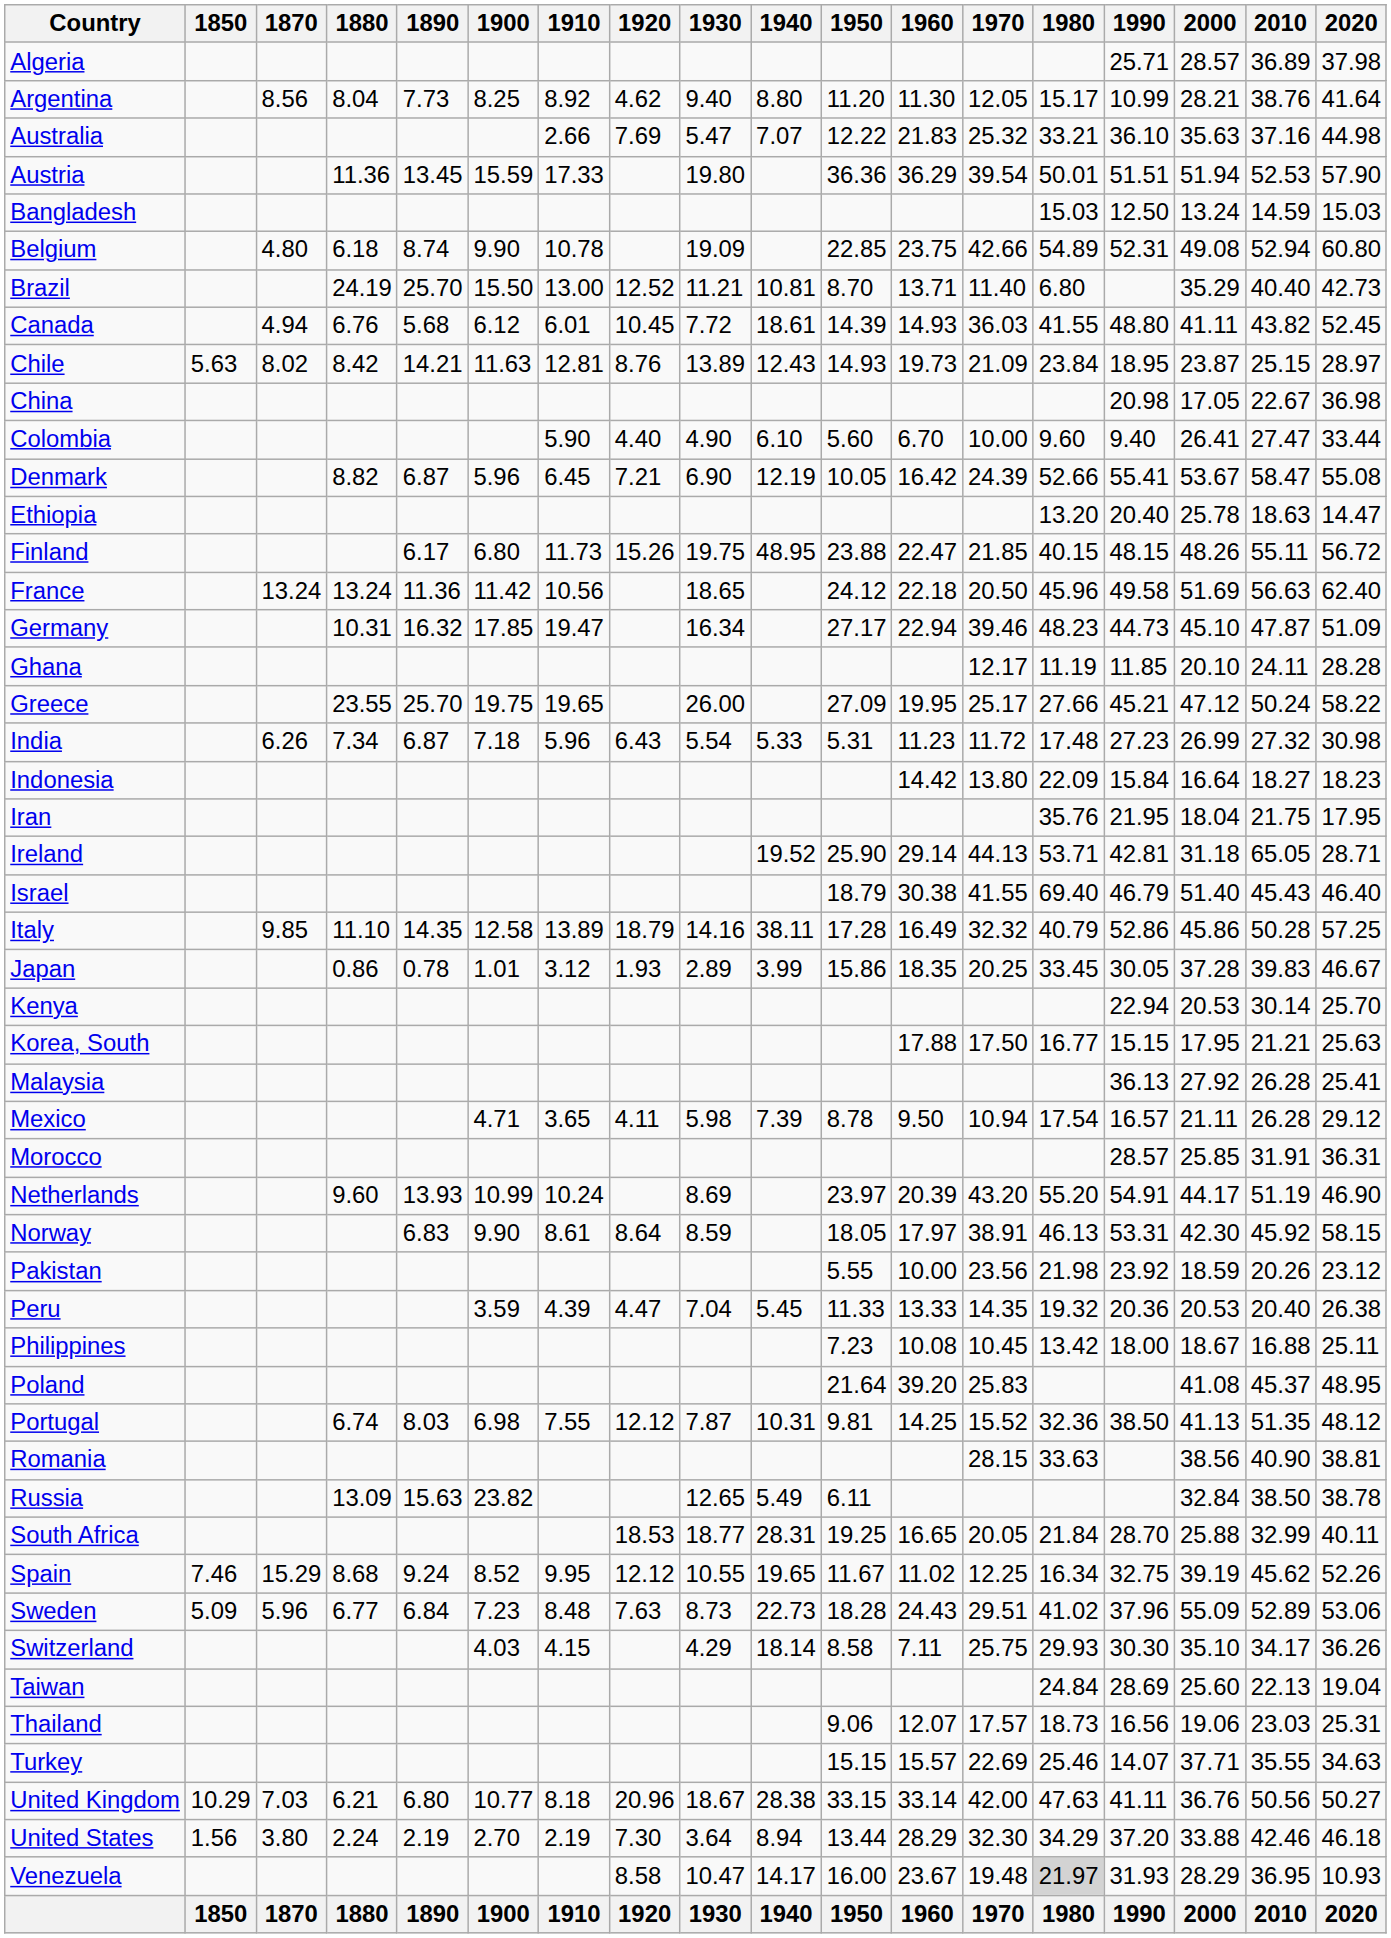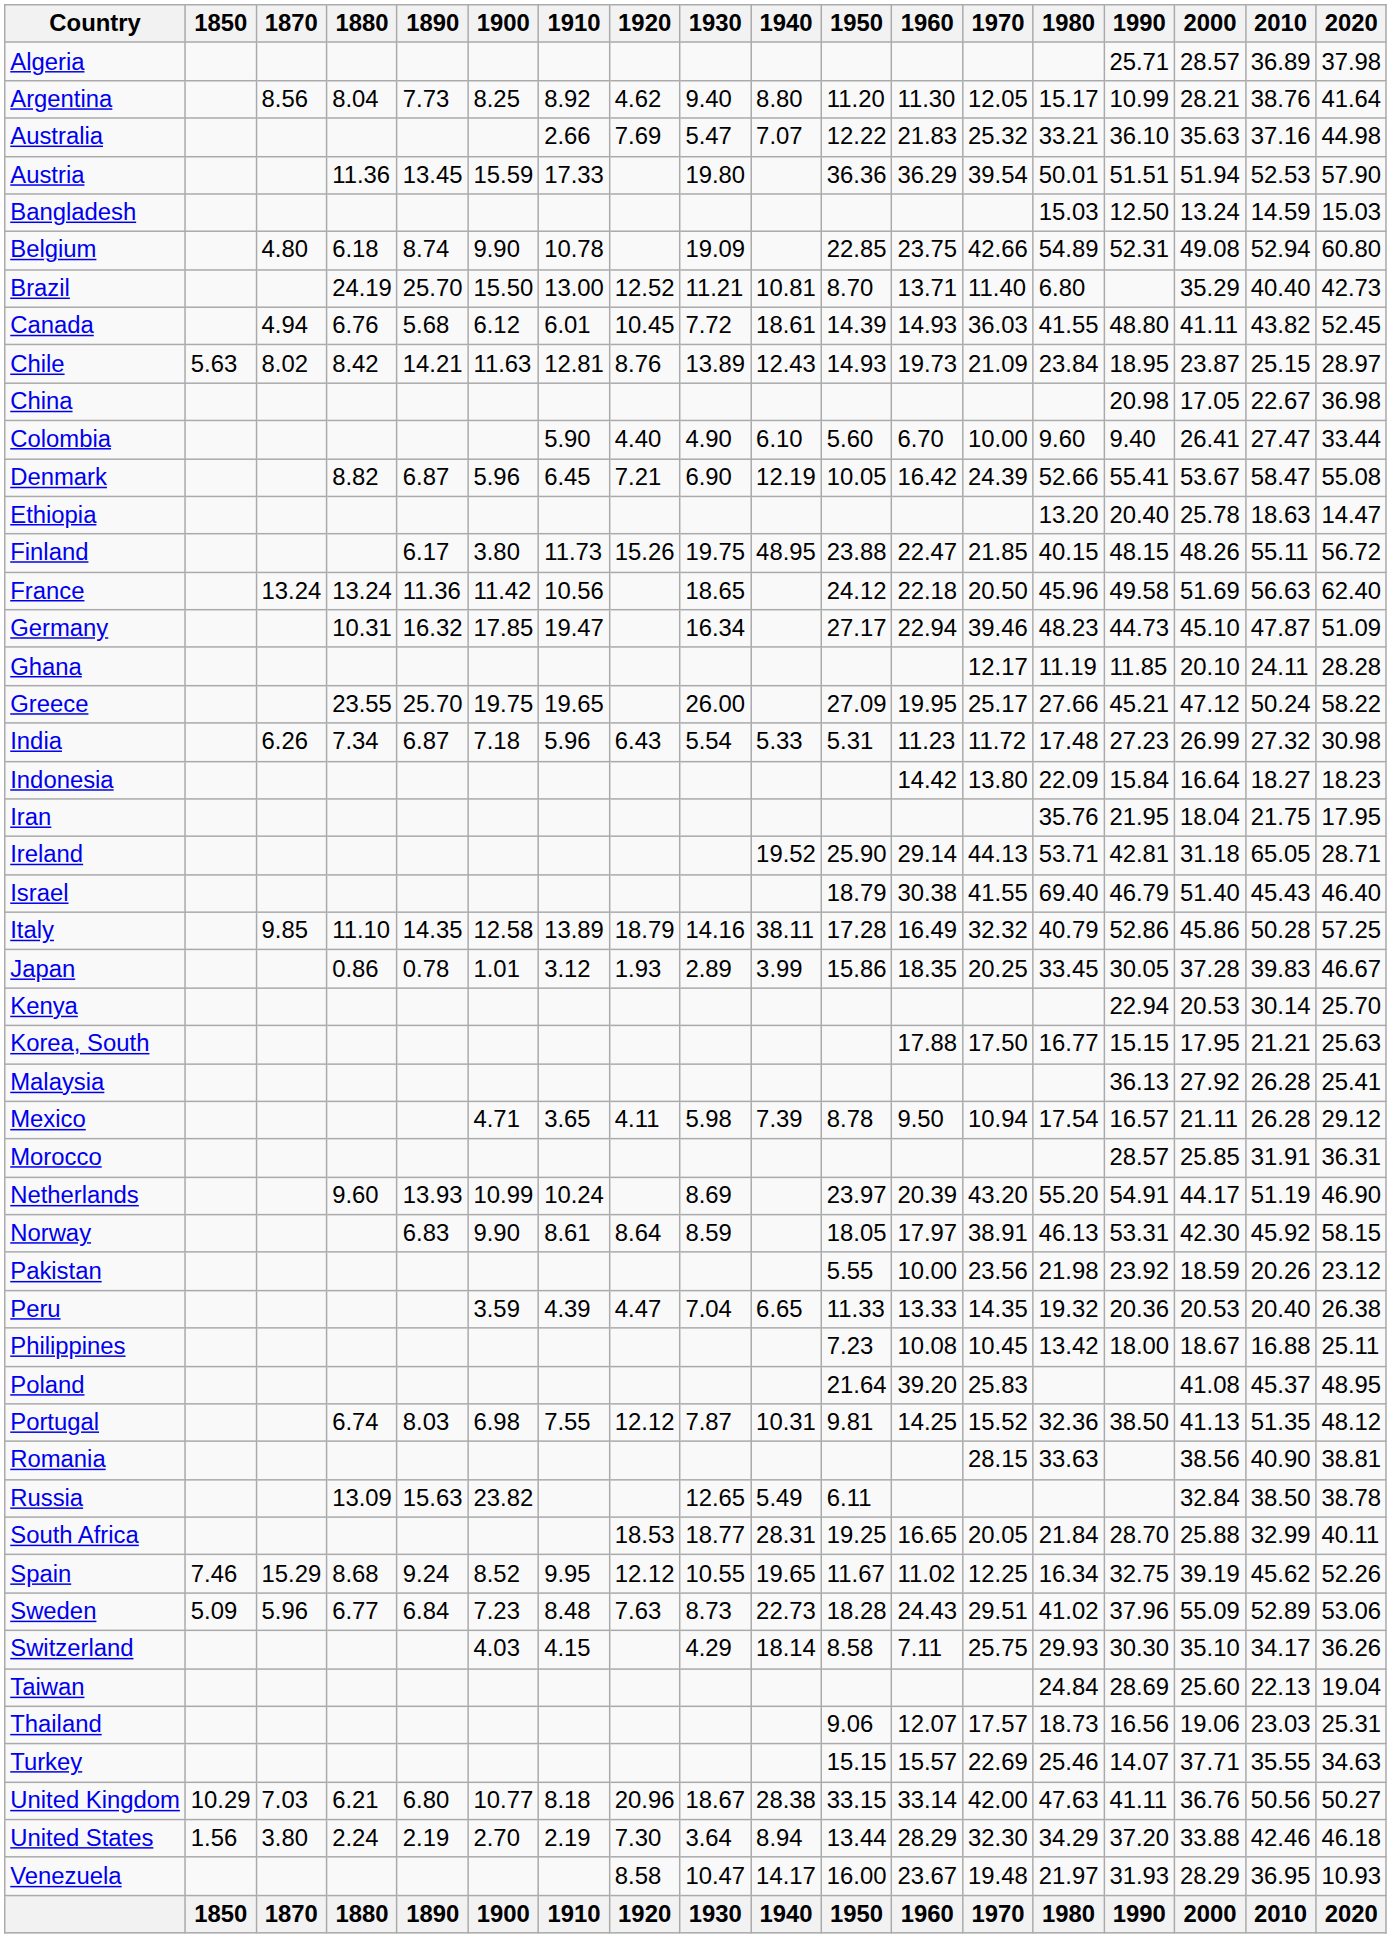(497, 552) 6.80 -> (497, 552) 3.80
(779, 1308) 5.45 -> (779, 1308) 6.65
(1069, 1876) lightgrey background -> (1069, 1876) no background
